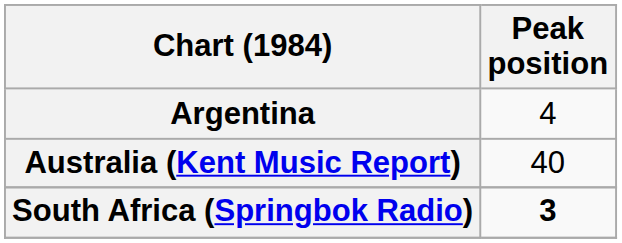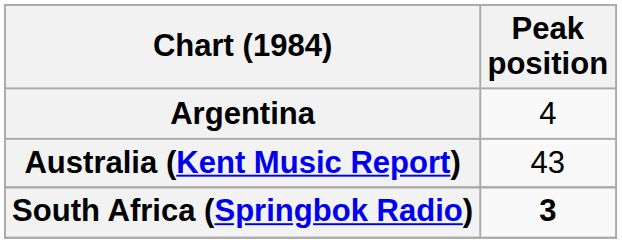(548, 162) 40 -> (548, 162) 43
